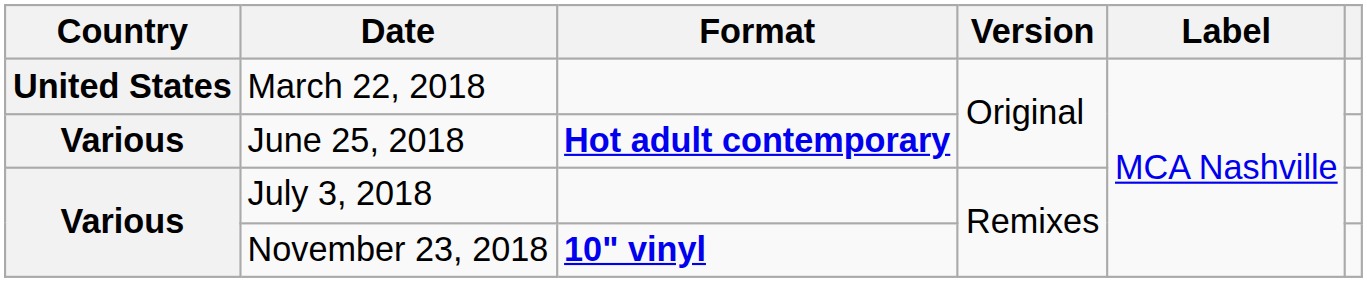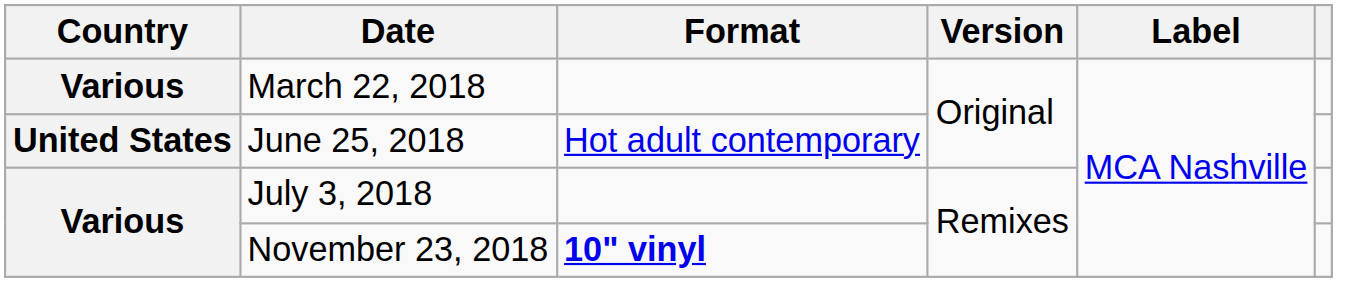(122, 85) United States -> (122, 85) Various
(122, 140) Various -> (122, 140) United States
(757, 140) bold -> (742, 140) normal
